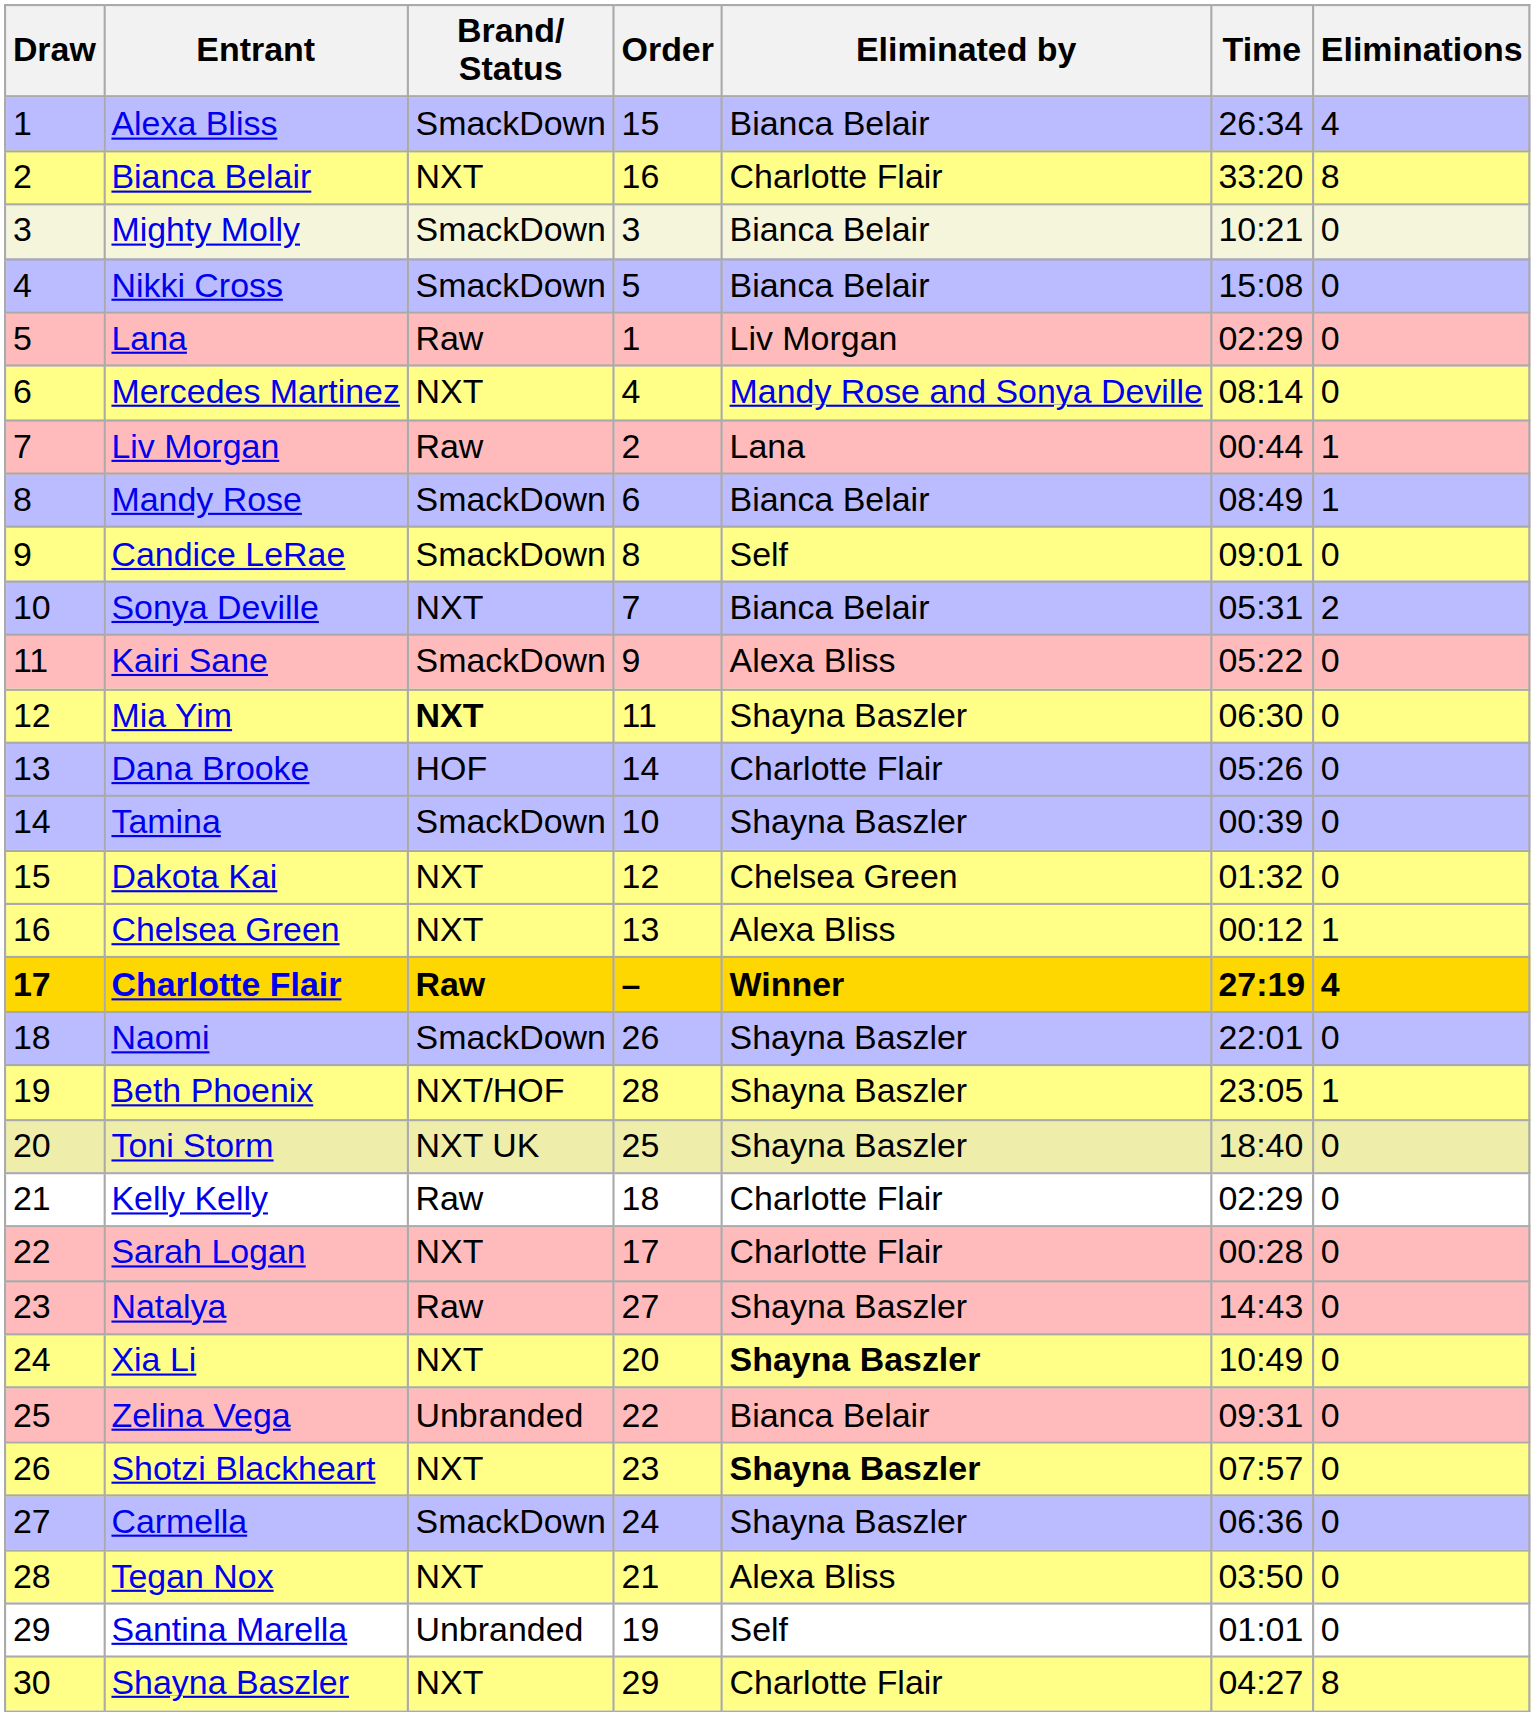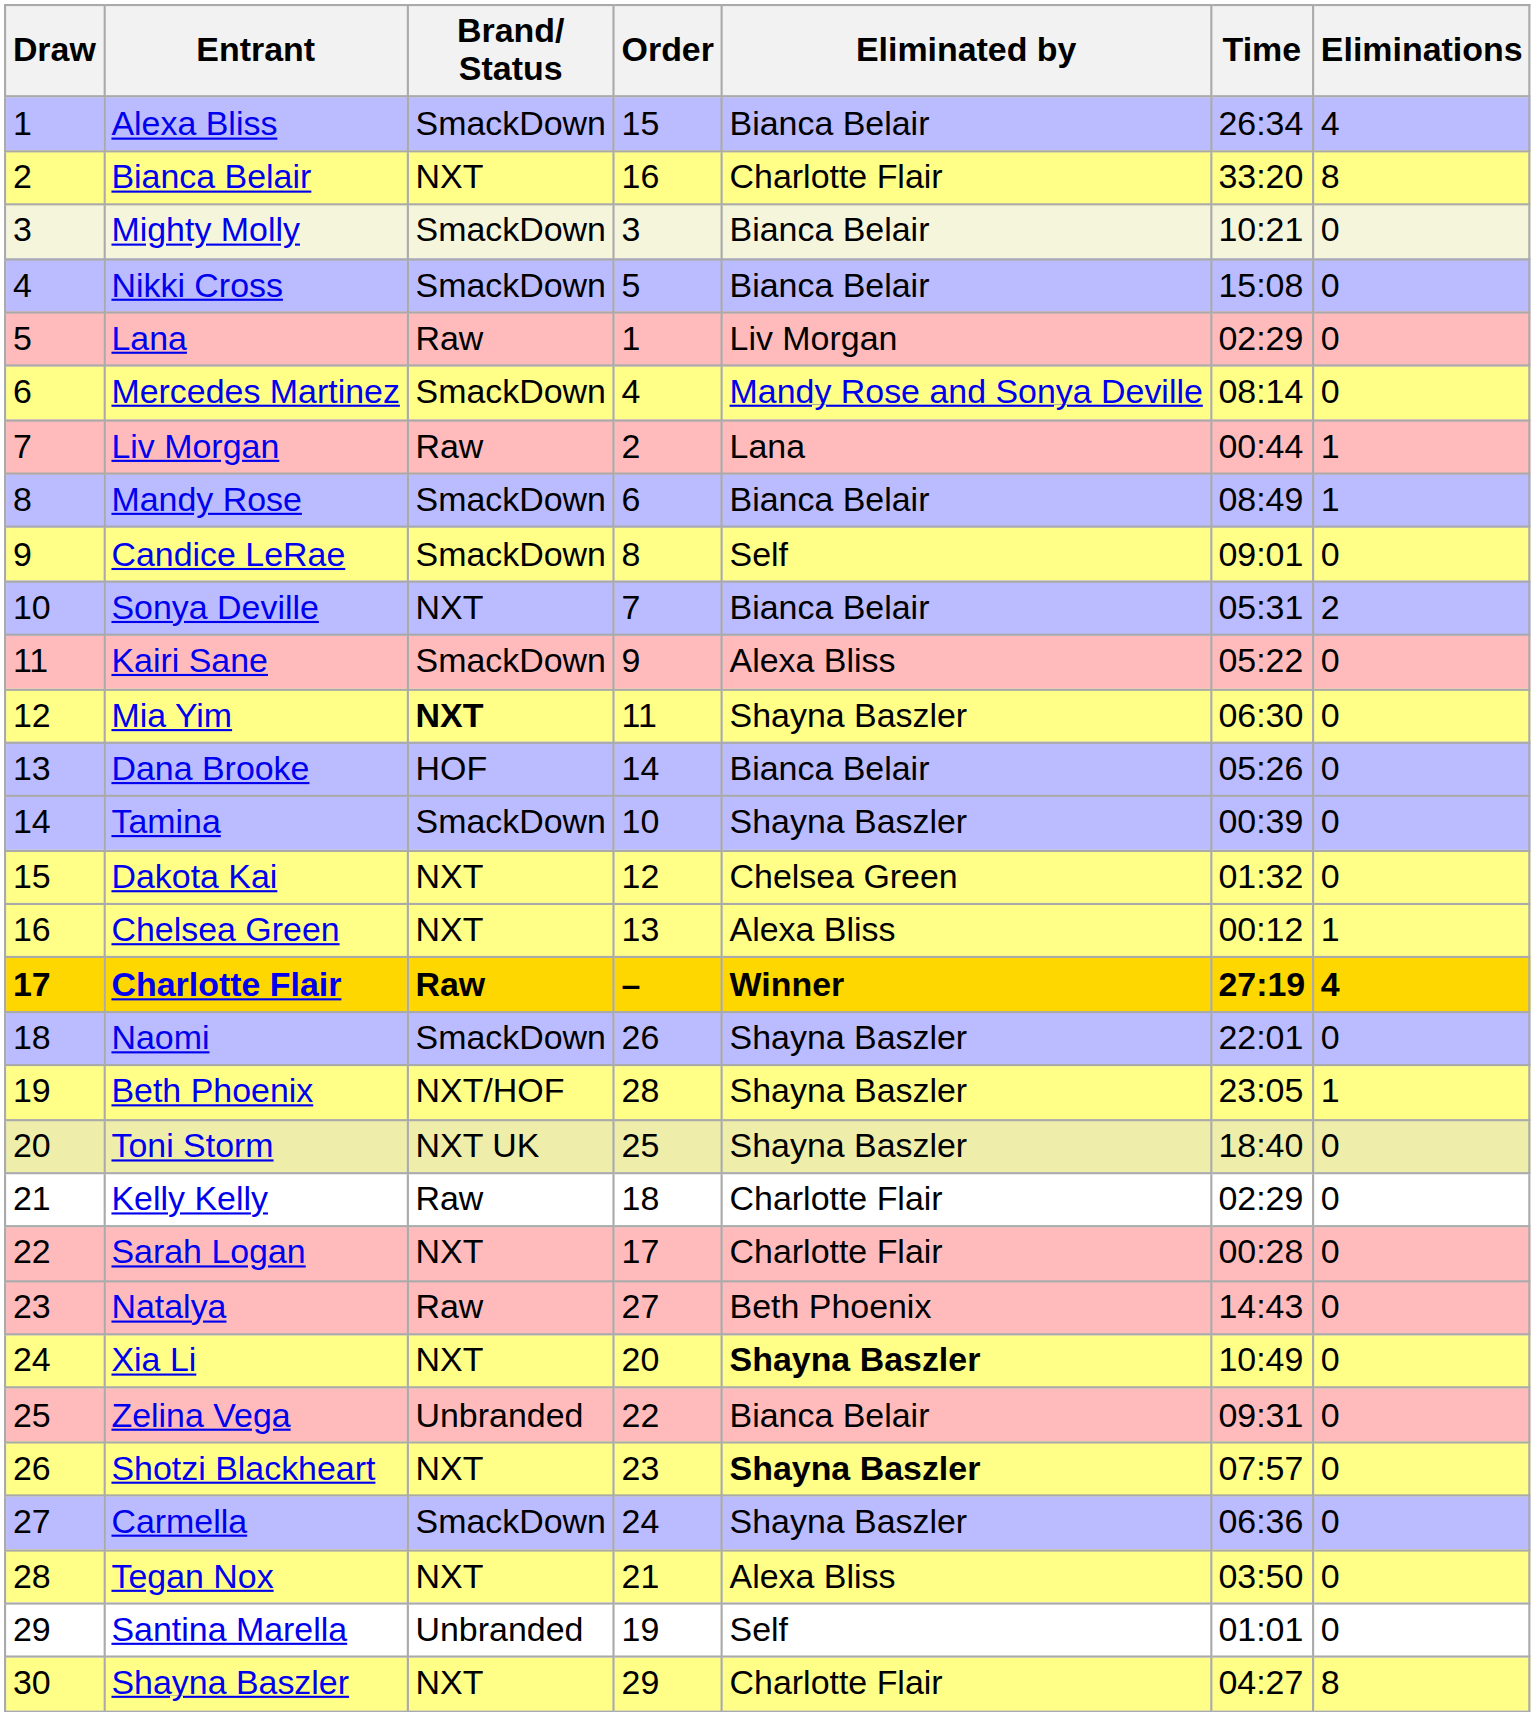(449, 392) NXT -> (511, 392) SmackDown
(836, 768) Charlotte Flair -> (830, 768) Bianca Belair
(848, 1306) Shayna Baszler -> (830, 1306) Beth Phoenix
